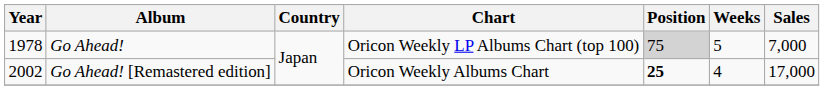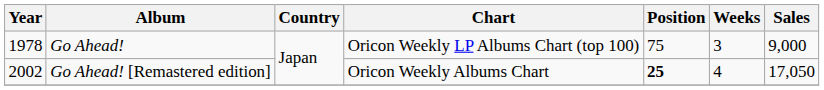(656, 44) lightgrey background -> (656, 44) no background
(718, 44) 5 -> (718, 44) 3
(787, 44) 7,000 -> (787, 44) 9,000
(792, 71) 17,000 -> (792, 71) 17,050
